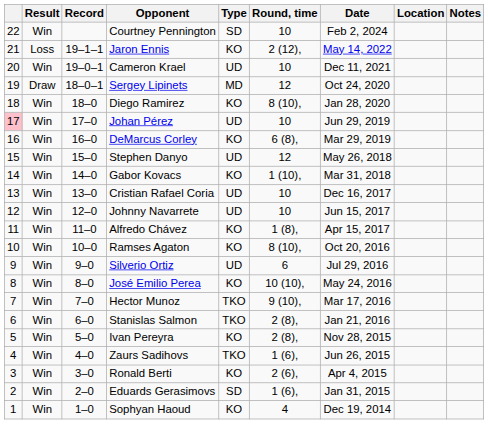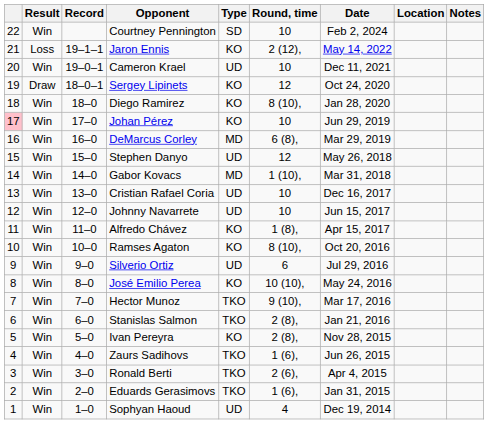(234, 85) MD -> (234, 85) KO
(234, 121) UD -> (234, 121) KO
(234, 139) KO -> (234, 139) MD
(234, 175) KO -> (234, 175) MD
(234, 373) KO -> (234, 373) TKO
(234, 391) SD -> (234, 391) TKO
(234, 409) KO -> (234, 409) UD
